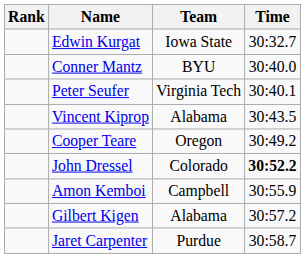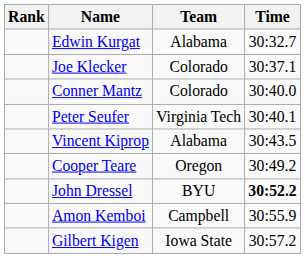(199, 41) Iowa State -> (199, 41) Alabama
+ row: (89, 66)
(199, 66) BYU -> (199, 91) Colorado
(199, 166) Colorado -> (199, 191) BYU
(199, 215) Alabama -> (199, 240) Iowa State
- row: (100, 240)
